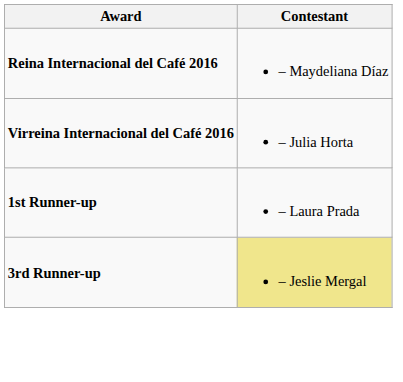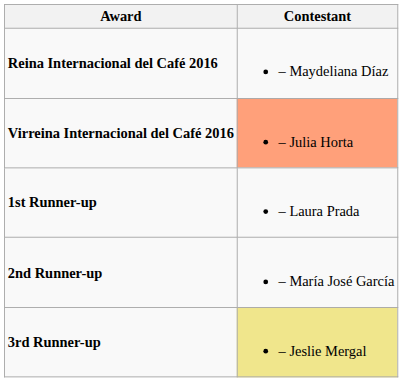(314, 142) no background -> (317, 142) lightsalmon background
+ row: (55, 272)
